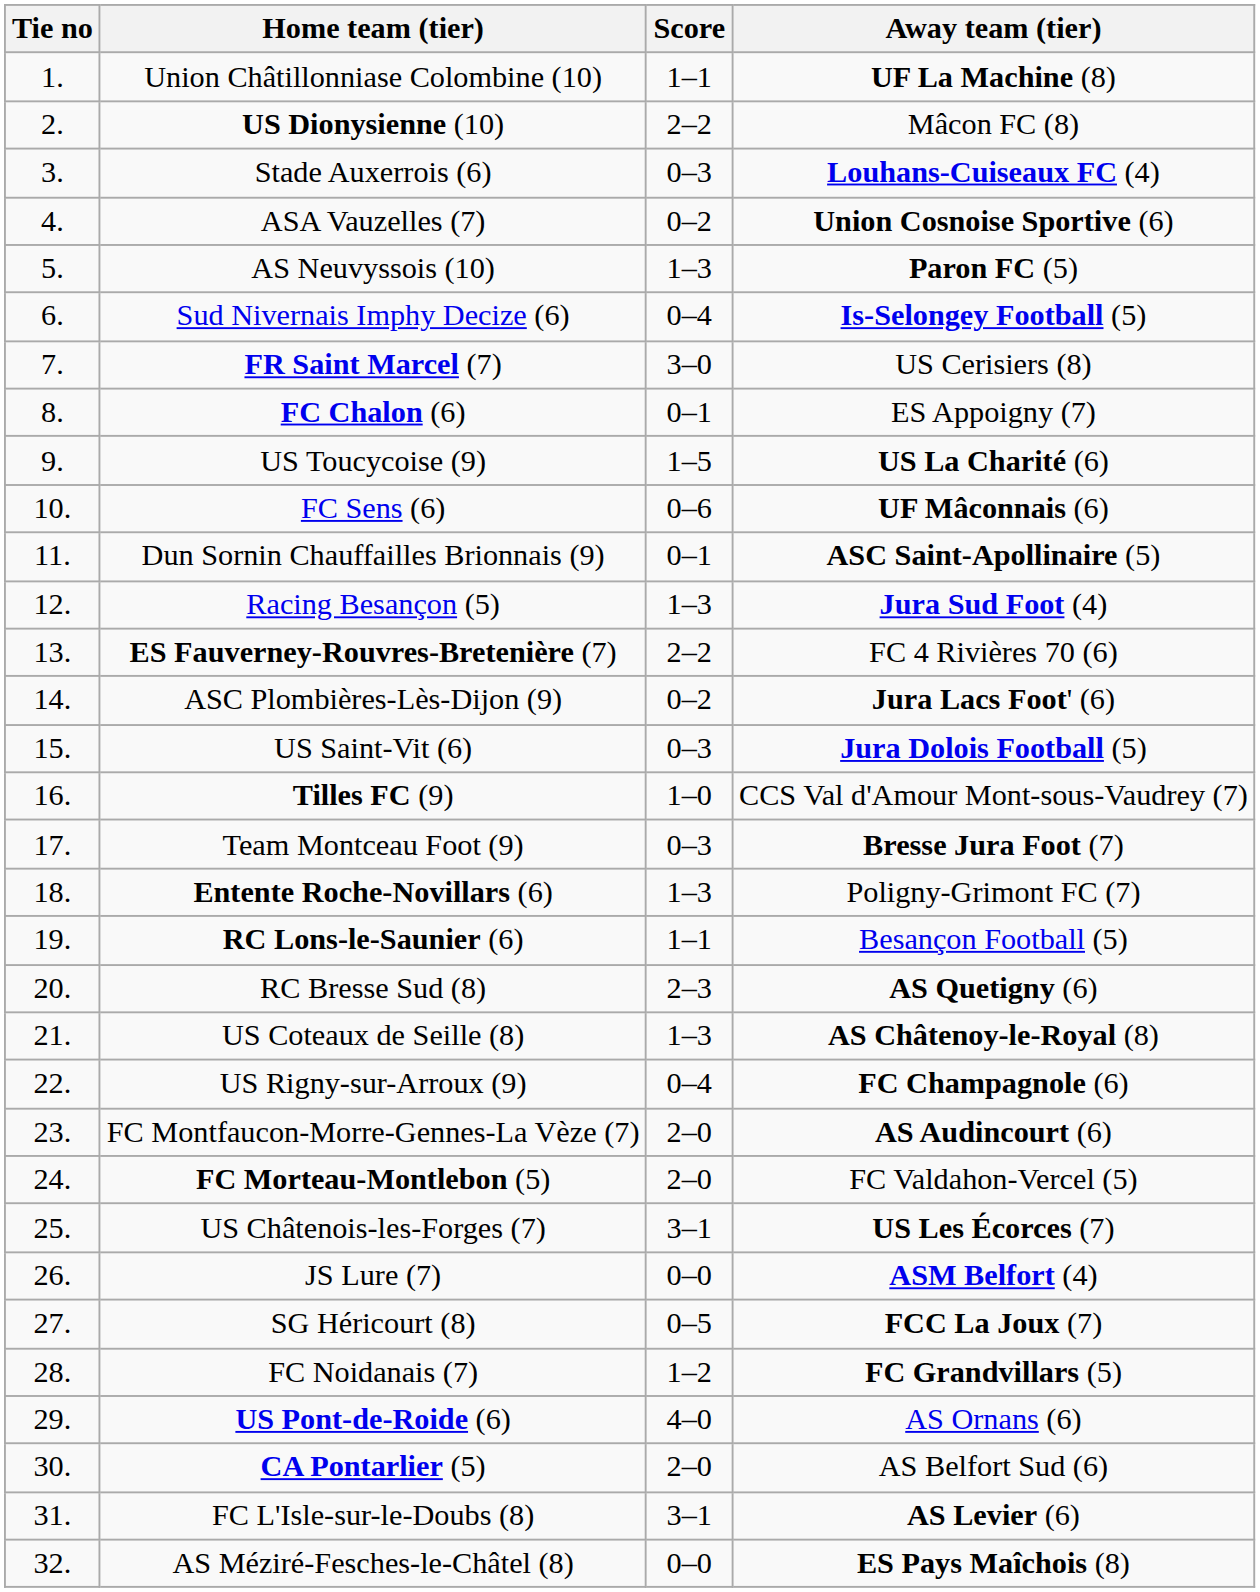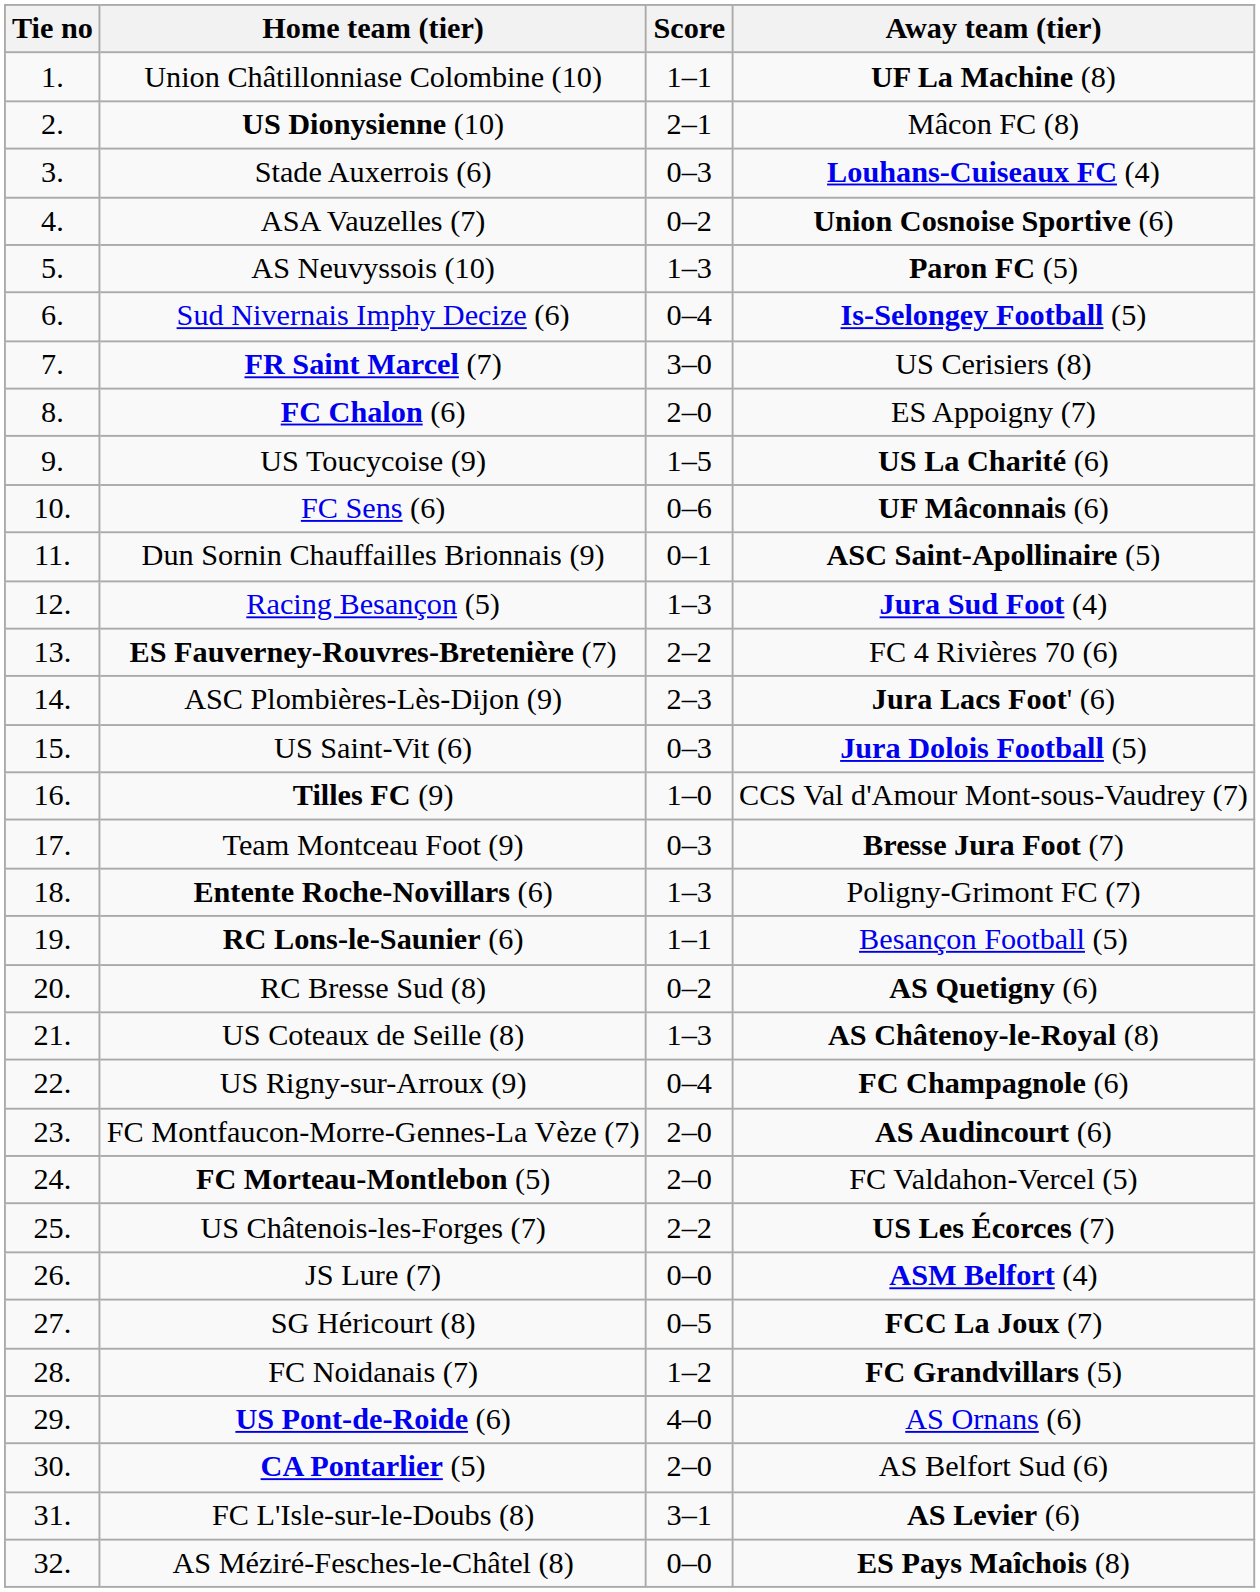(689, 124) 2–2 -> (689, 124) 2–1
(689, 412) 0–1 -> (689, 412) 2–0
(689, 699) 0–2 -> (689, 699) 2–3
(689, 987) 2–3 -> (689, 987) 0–2
(689, 1227) 3–1 -> (689, 1227) 2–2
